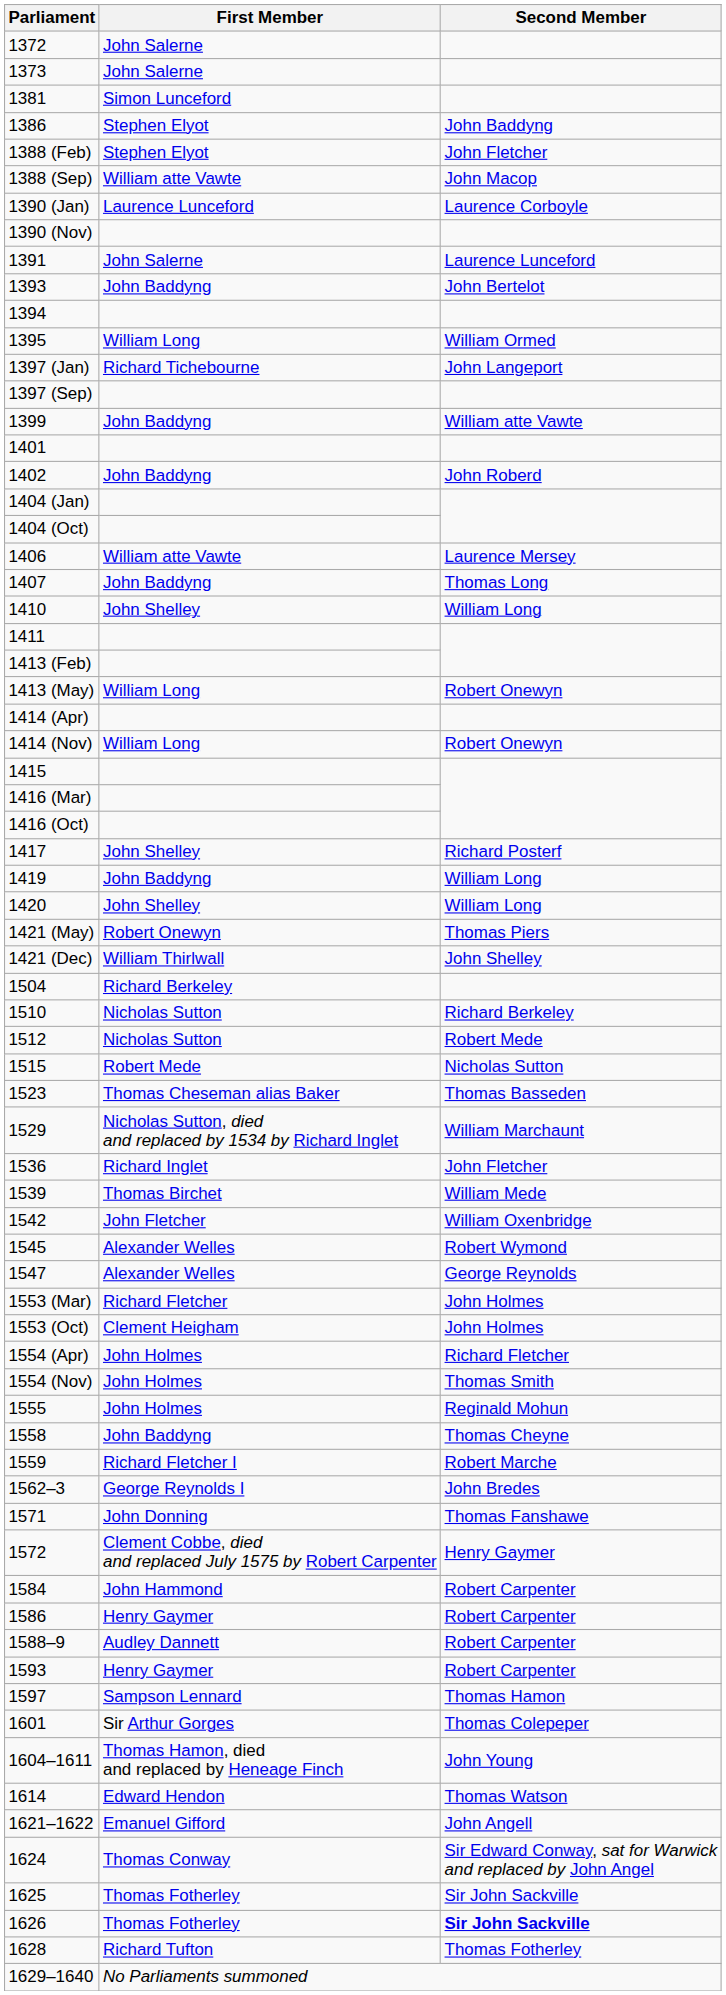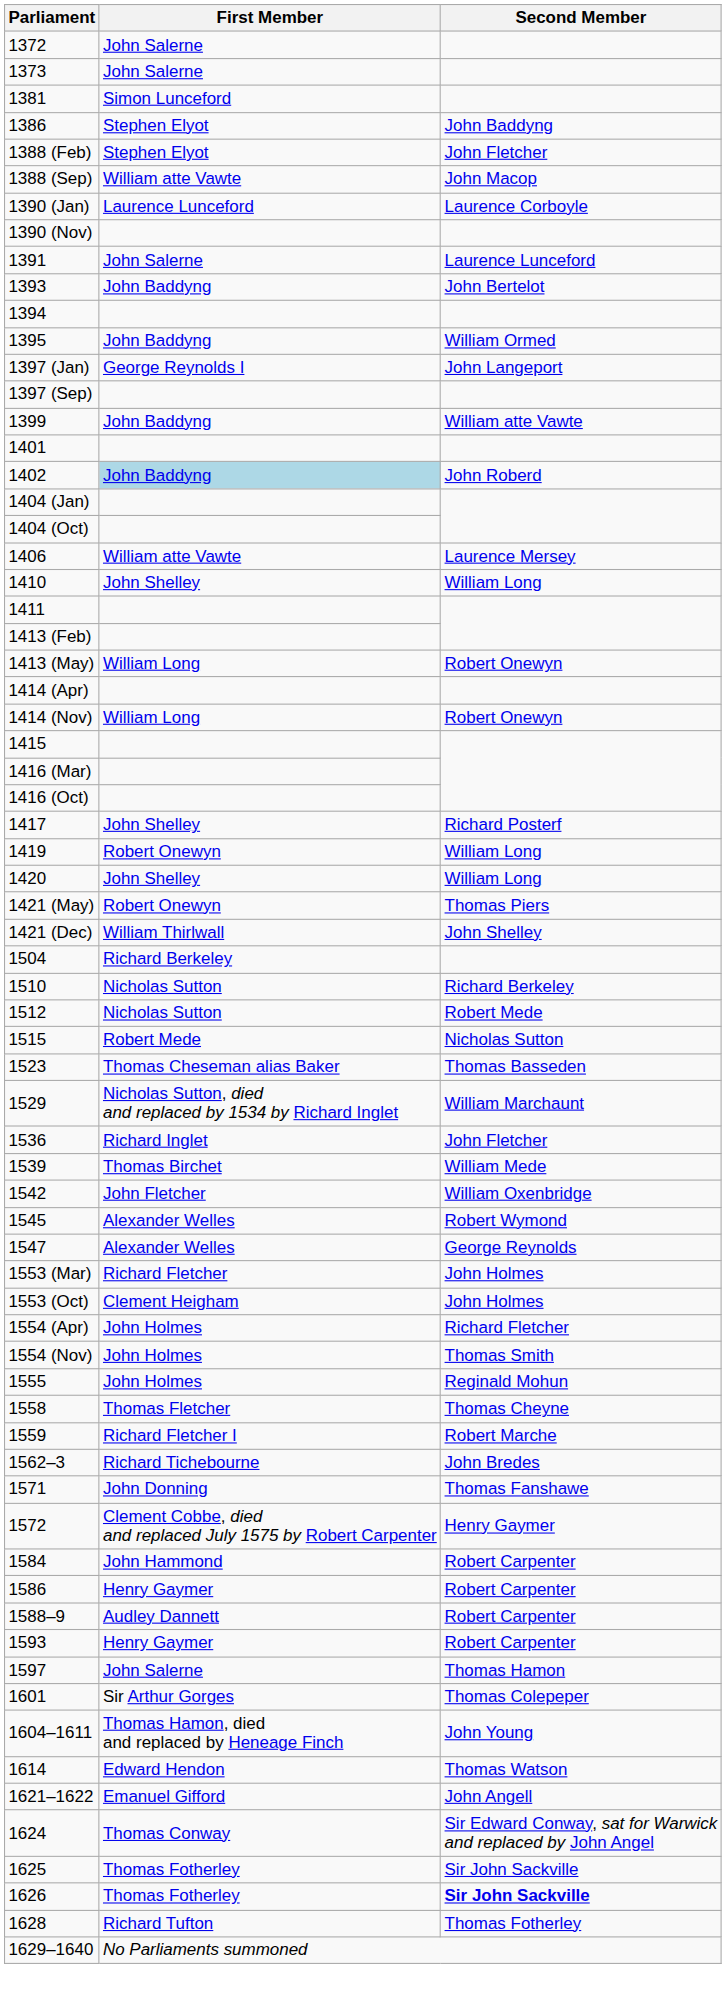(152, 340) William Long -> (157, 340) John Baddyng
(181, 367) Richard Tichebourne -> (174, 367) George Reynolds I
(157, 475) no background -> (157, 475) lightblue background
- row: (27, 582)
(157, 878) John Baddyng -> (162, 851) Robert Onewyn
(157, 1435) John Baddyng -> (167, 1408) Thomas Fletcher
(174, 1489) George Reynolds I -> (181, 1462) Richard Tichebourne
(172, 1696) Sampson Lennard -> (153, 1669) John Salerne
